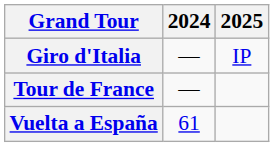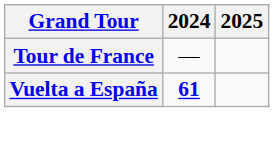- row: (84, 55)
(189, 123) normal -> (189, 89) bold
